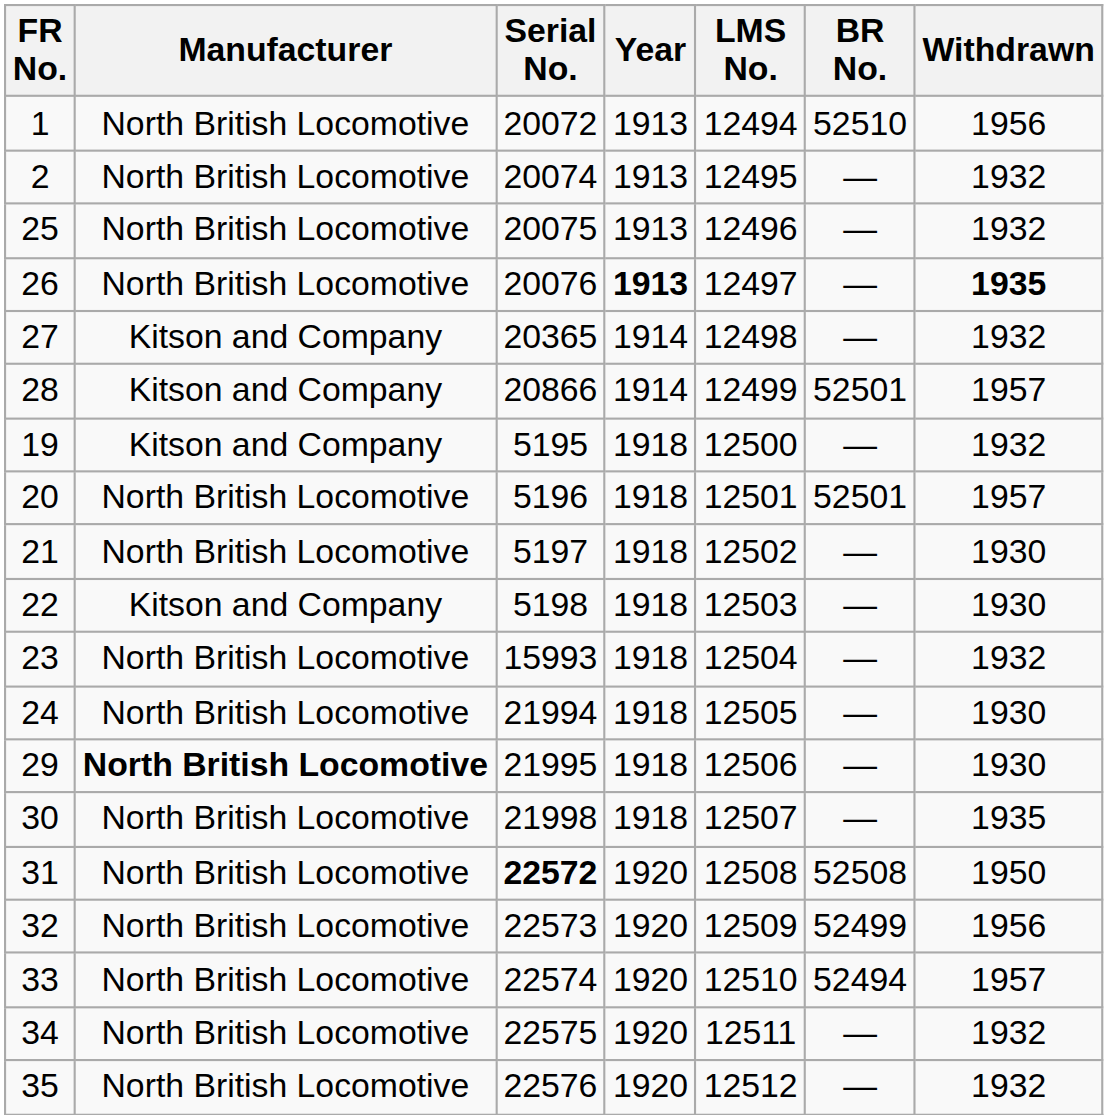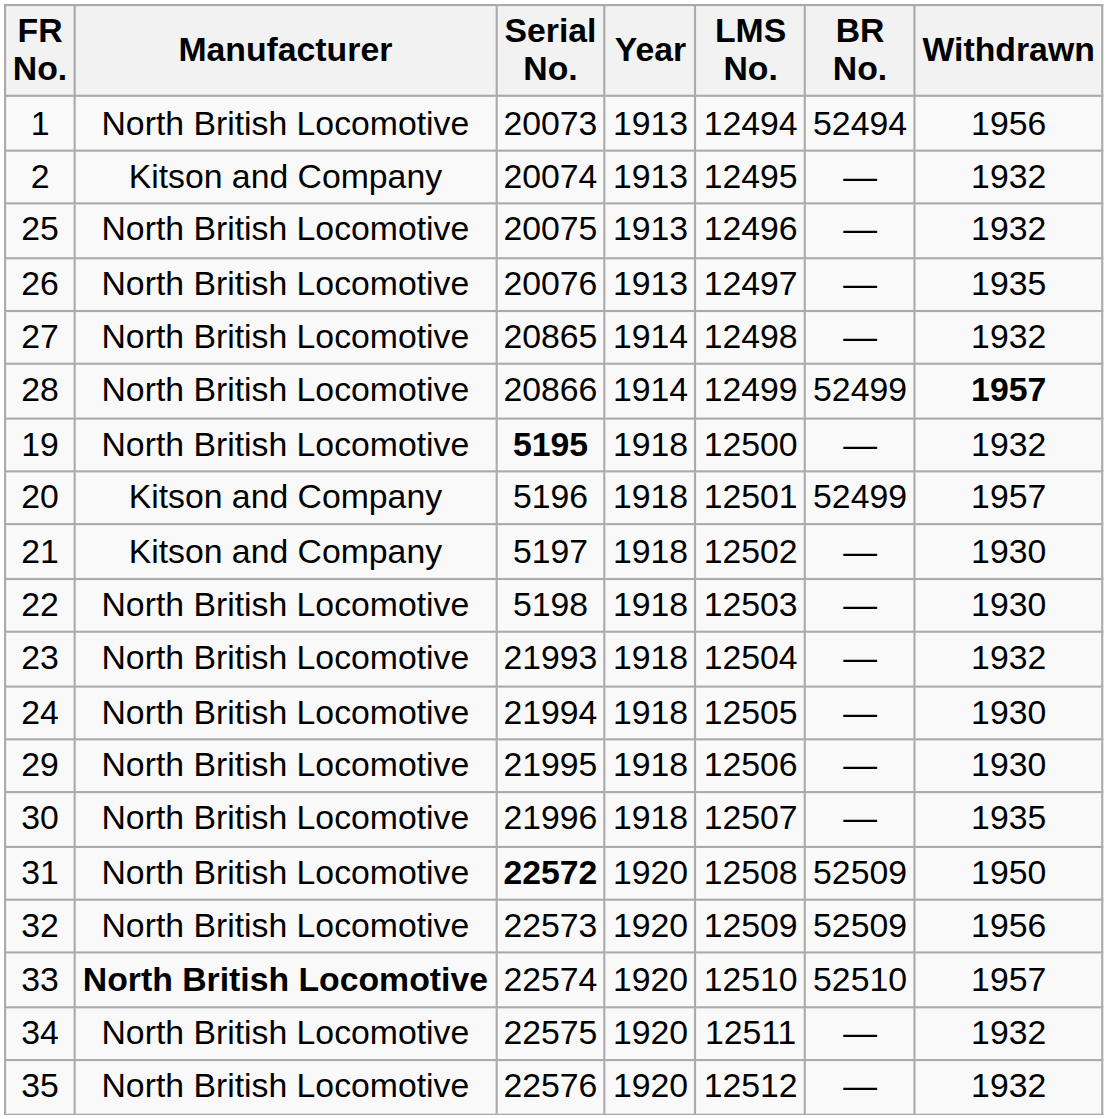(550, 122) 20072 -> (550, 122) 20073
(860, 122) 52510 -> (860, 122) 52494
(285, 176) North British Locomotive -> (285, 176) Kitson and Company
(651, 283) bold -> (651, 283) normal
(1009, 283) bold -> (1009, 283) normal
(285, 336) Kitson and Company -> (285, 336) North British Locomotive
(550, 336) 20365 -> (550, 336) 20865
(285, 390) Kitson and Company -> (285, 390) North British Locomotive
(860, 390) 52501 -> (860, 390) 52499
(1009, 390) normal -> (1009, 390) bold
(285, 444) Kitson and Company -> (285, 444) North British Locomotive
(550, 444) normal -> (550, 444) bold
(285, 497) North British Locomotive -> (285, 497) Kitson and Company
(860, 497) 52501 -> (860, 497) 52499
(285, 551) North British Locomotive -> (285, 551) Kitson and Company
(285, 604) Kitson and Company -> (285, 604) North British Locomotive
(550, 658) 15993 -> (550, 658) 21993
(285, 765) bold -> (285, 765) normal
(550, 818) 21998 -> (550, 818) 21996
(860, 872) 52508 -> (860, 872) 52509
(860, 925) 52499 -> (860, 925) 52509
(285, 979) normal -> (285, 979) bold
(860, 979) 52494 -> (860, 979) 52510
